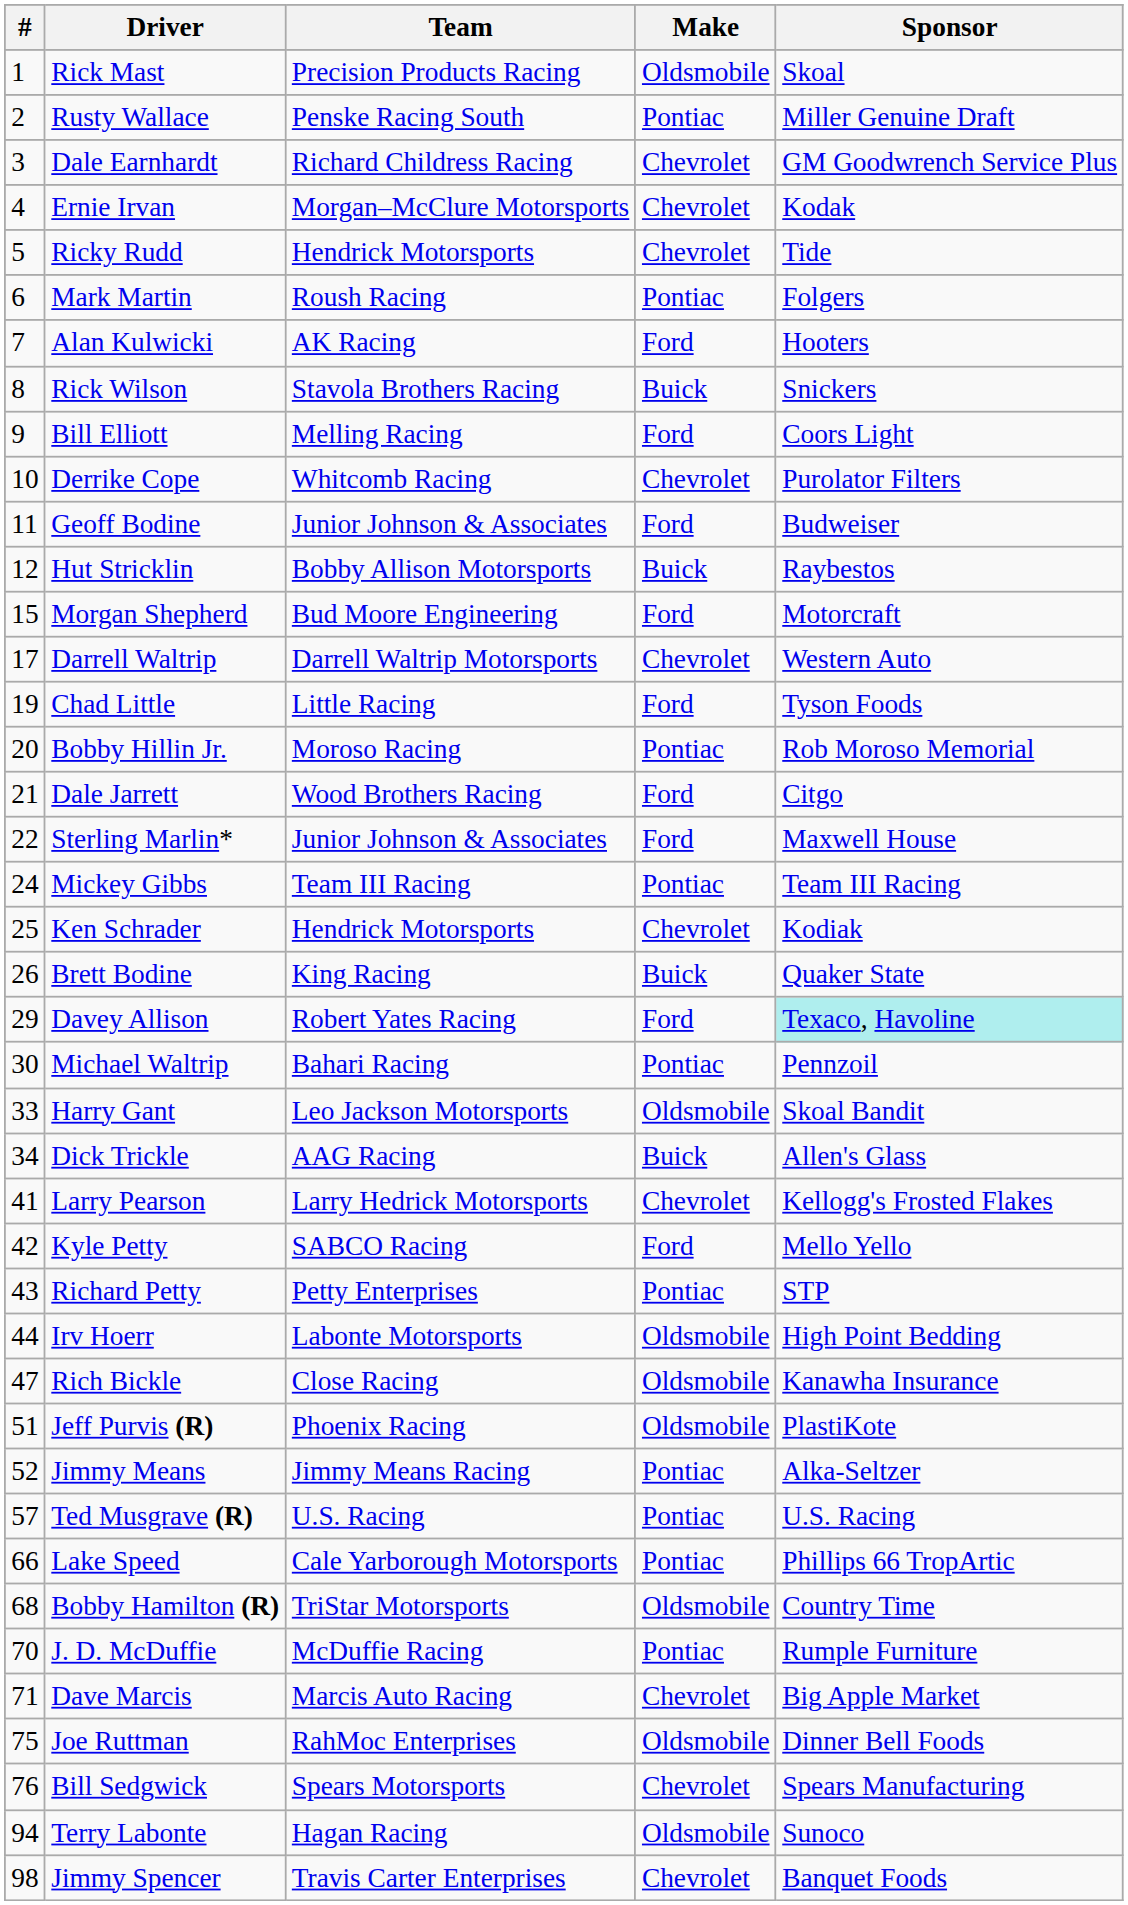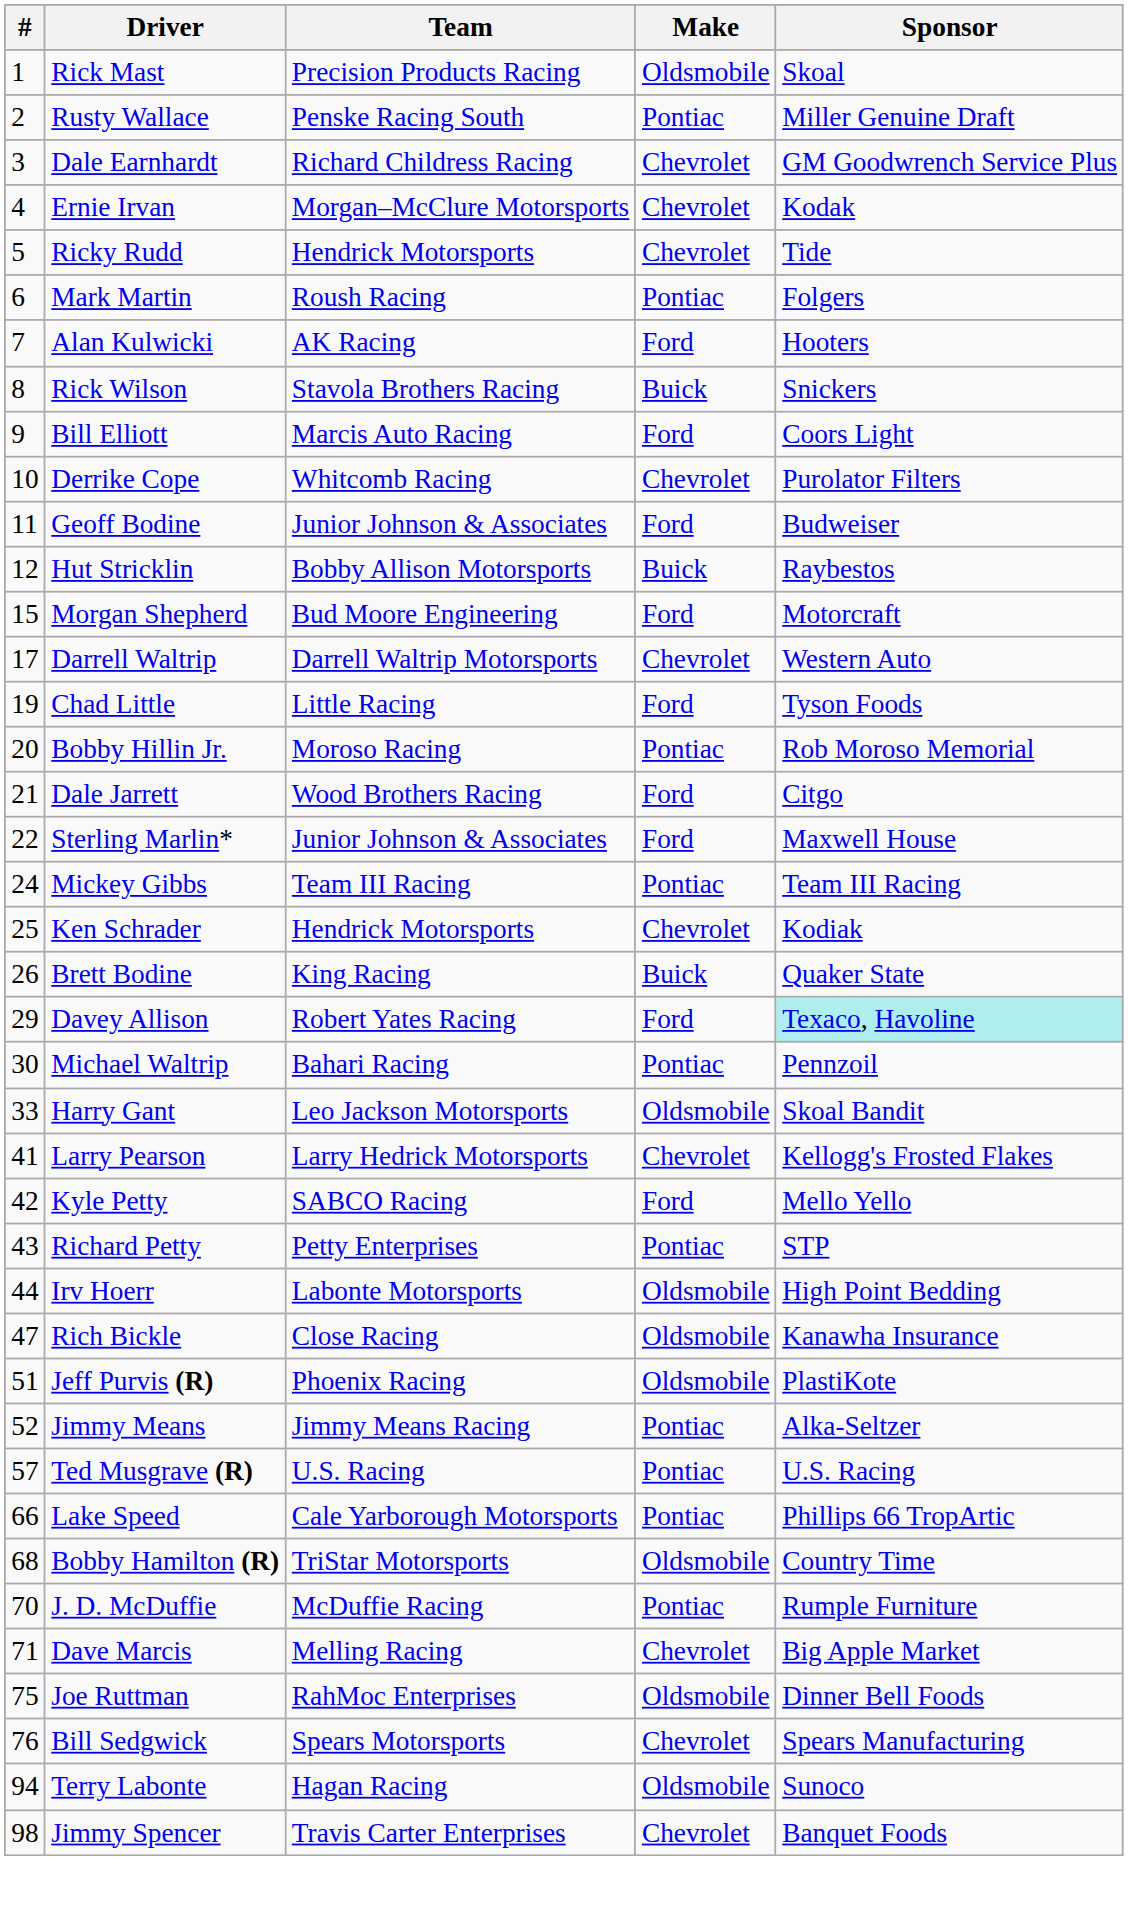(377, 433) Melling Racing -> (402, 433) Marcis Auto Racing
- row: (120, 1155)
(402, 1696) Marcis Auto Racing -> (377, 1651) Melling Racing
